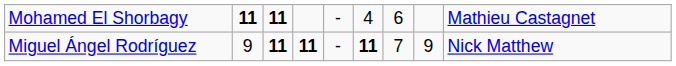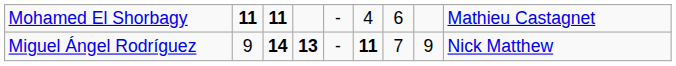(278, 46) 11 -> (278, 46) 14
(308, 46) 11 -> (308, 46) 13
